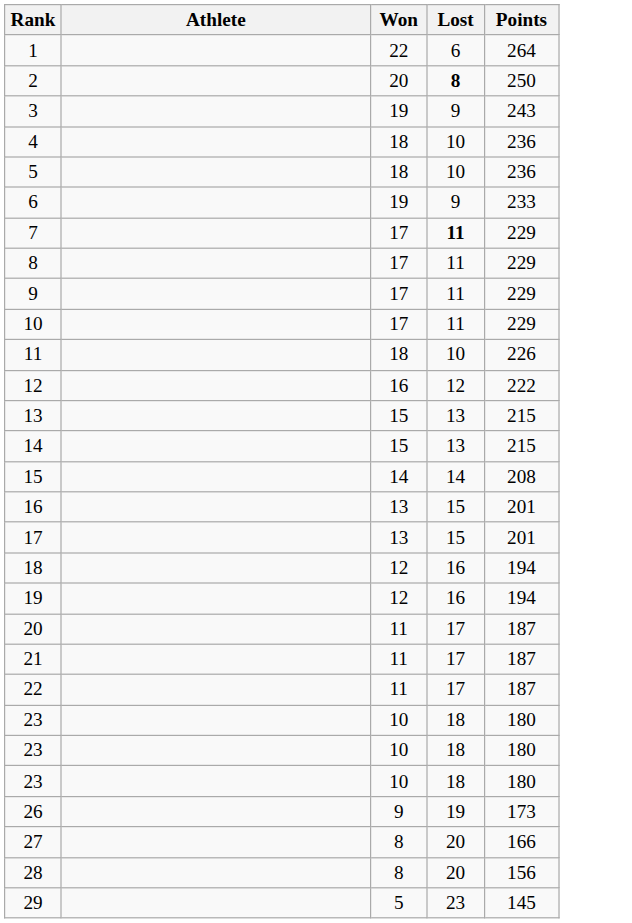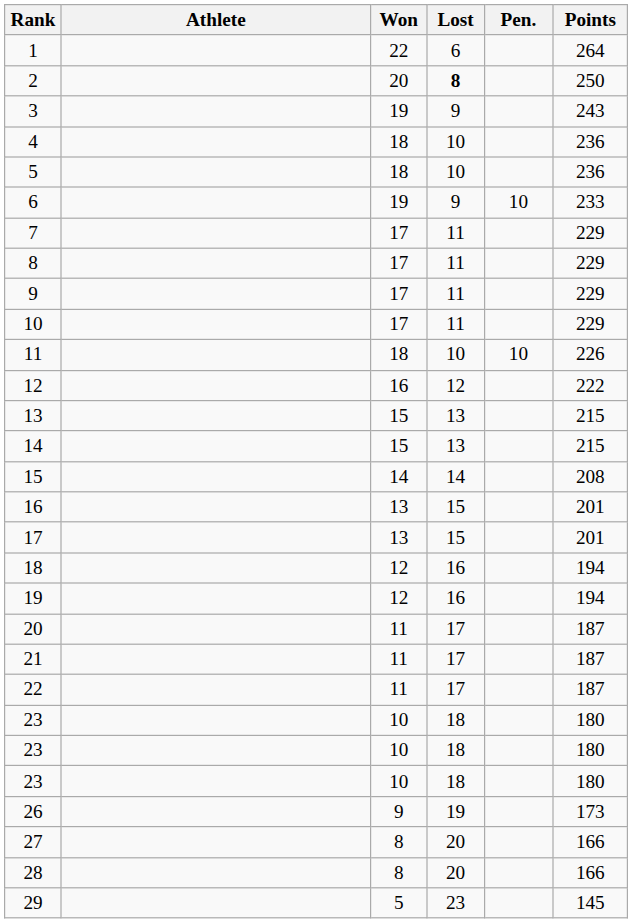+ column: (518, 19)
(456, 232) bold -> (456, 232) normal
(521, 872) 156 -> (590, 872) 166
